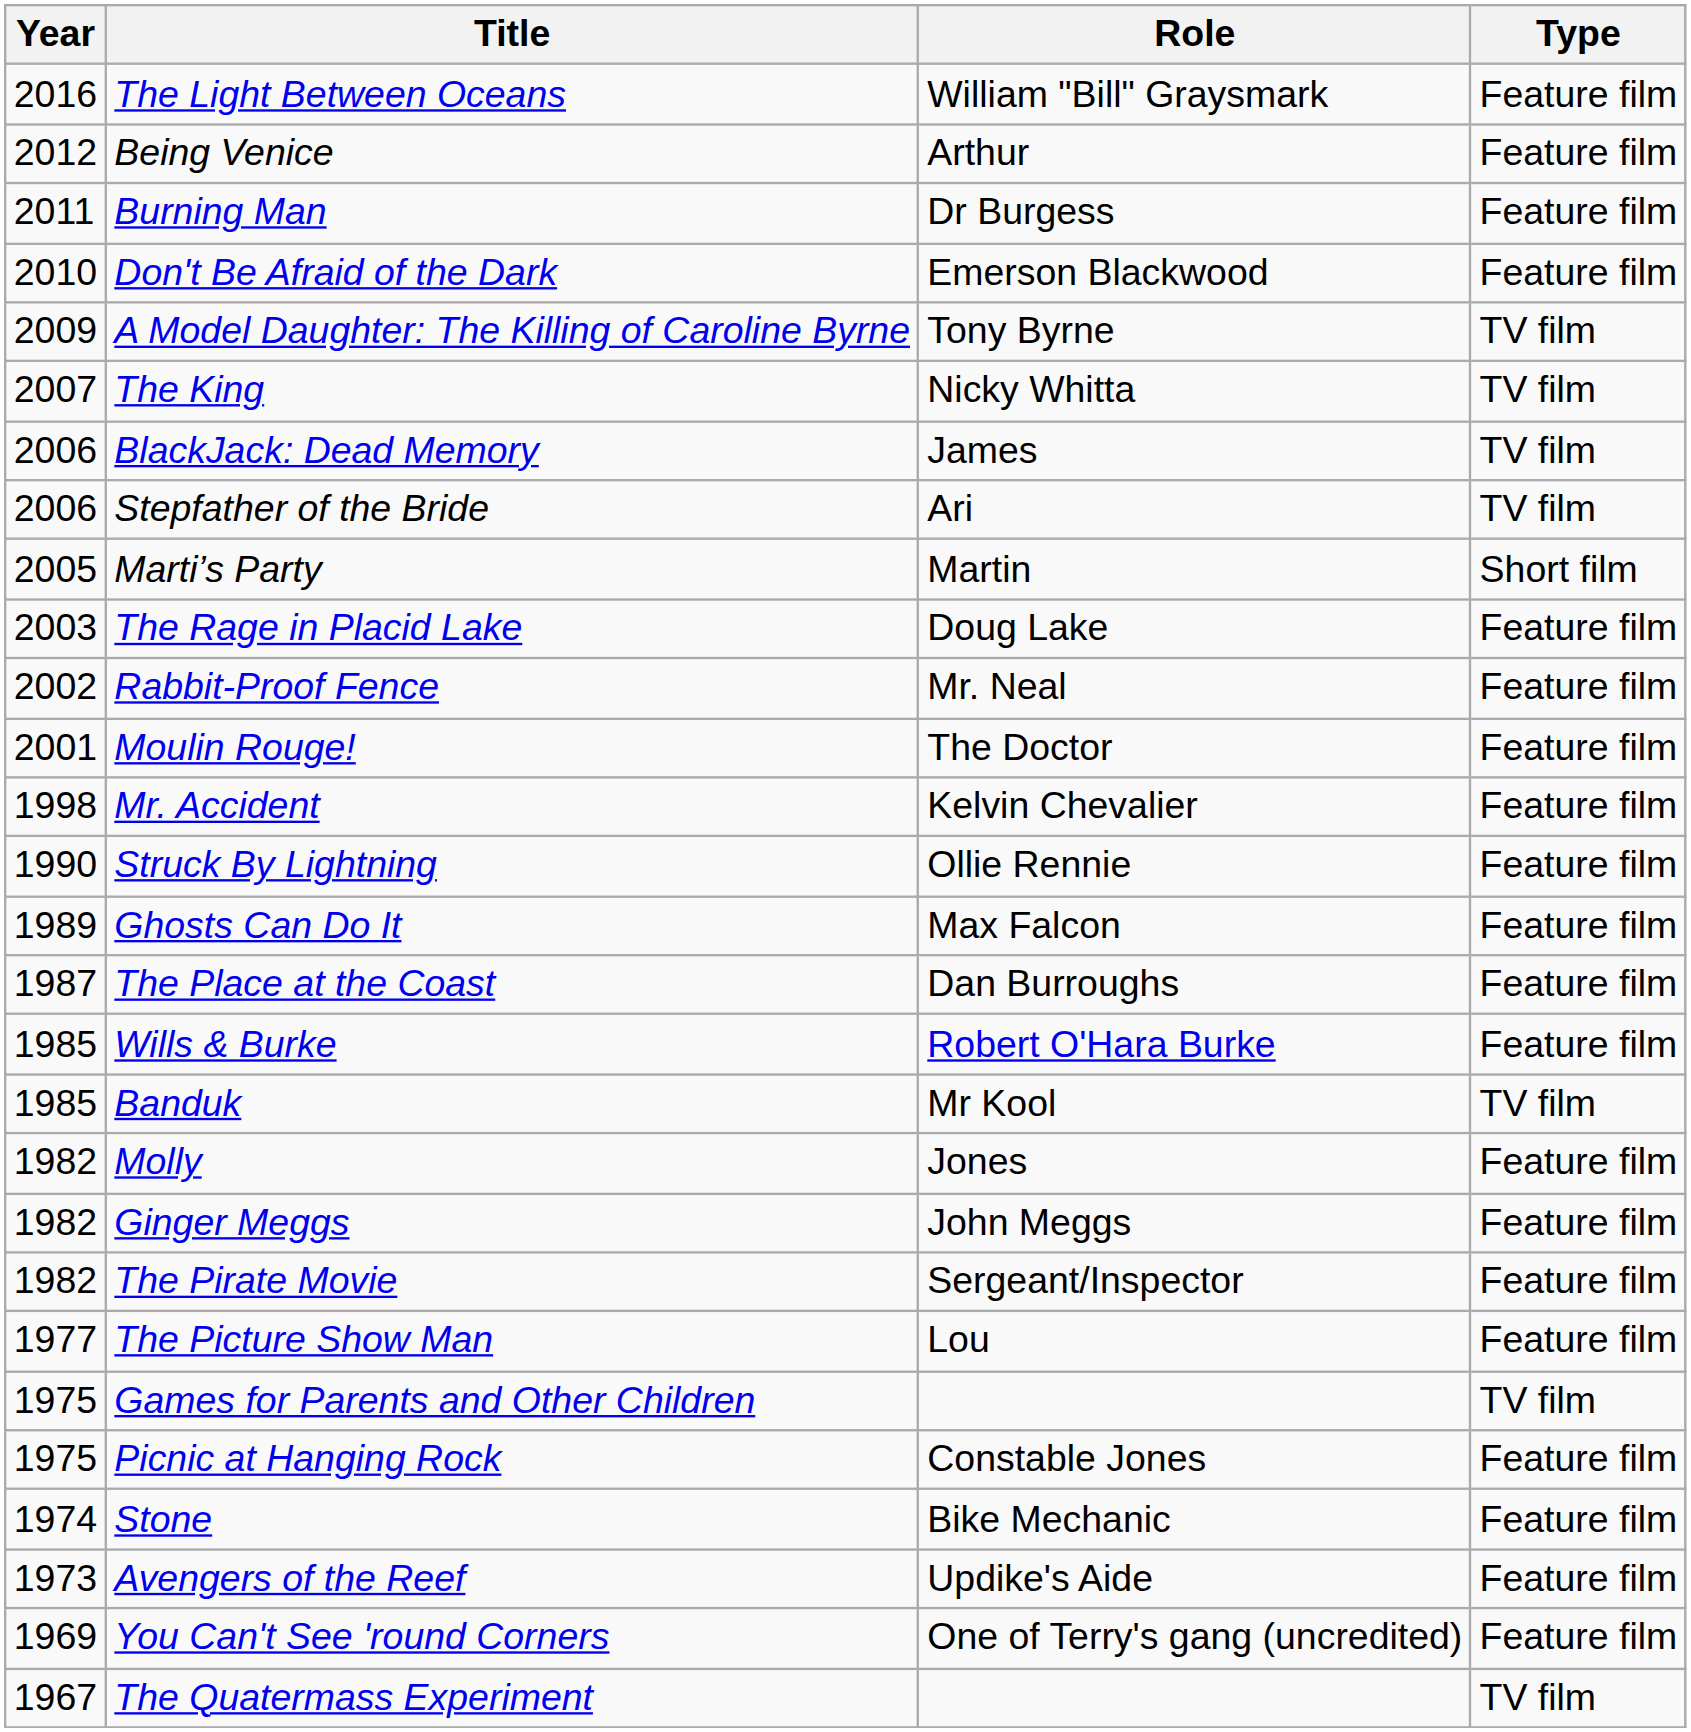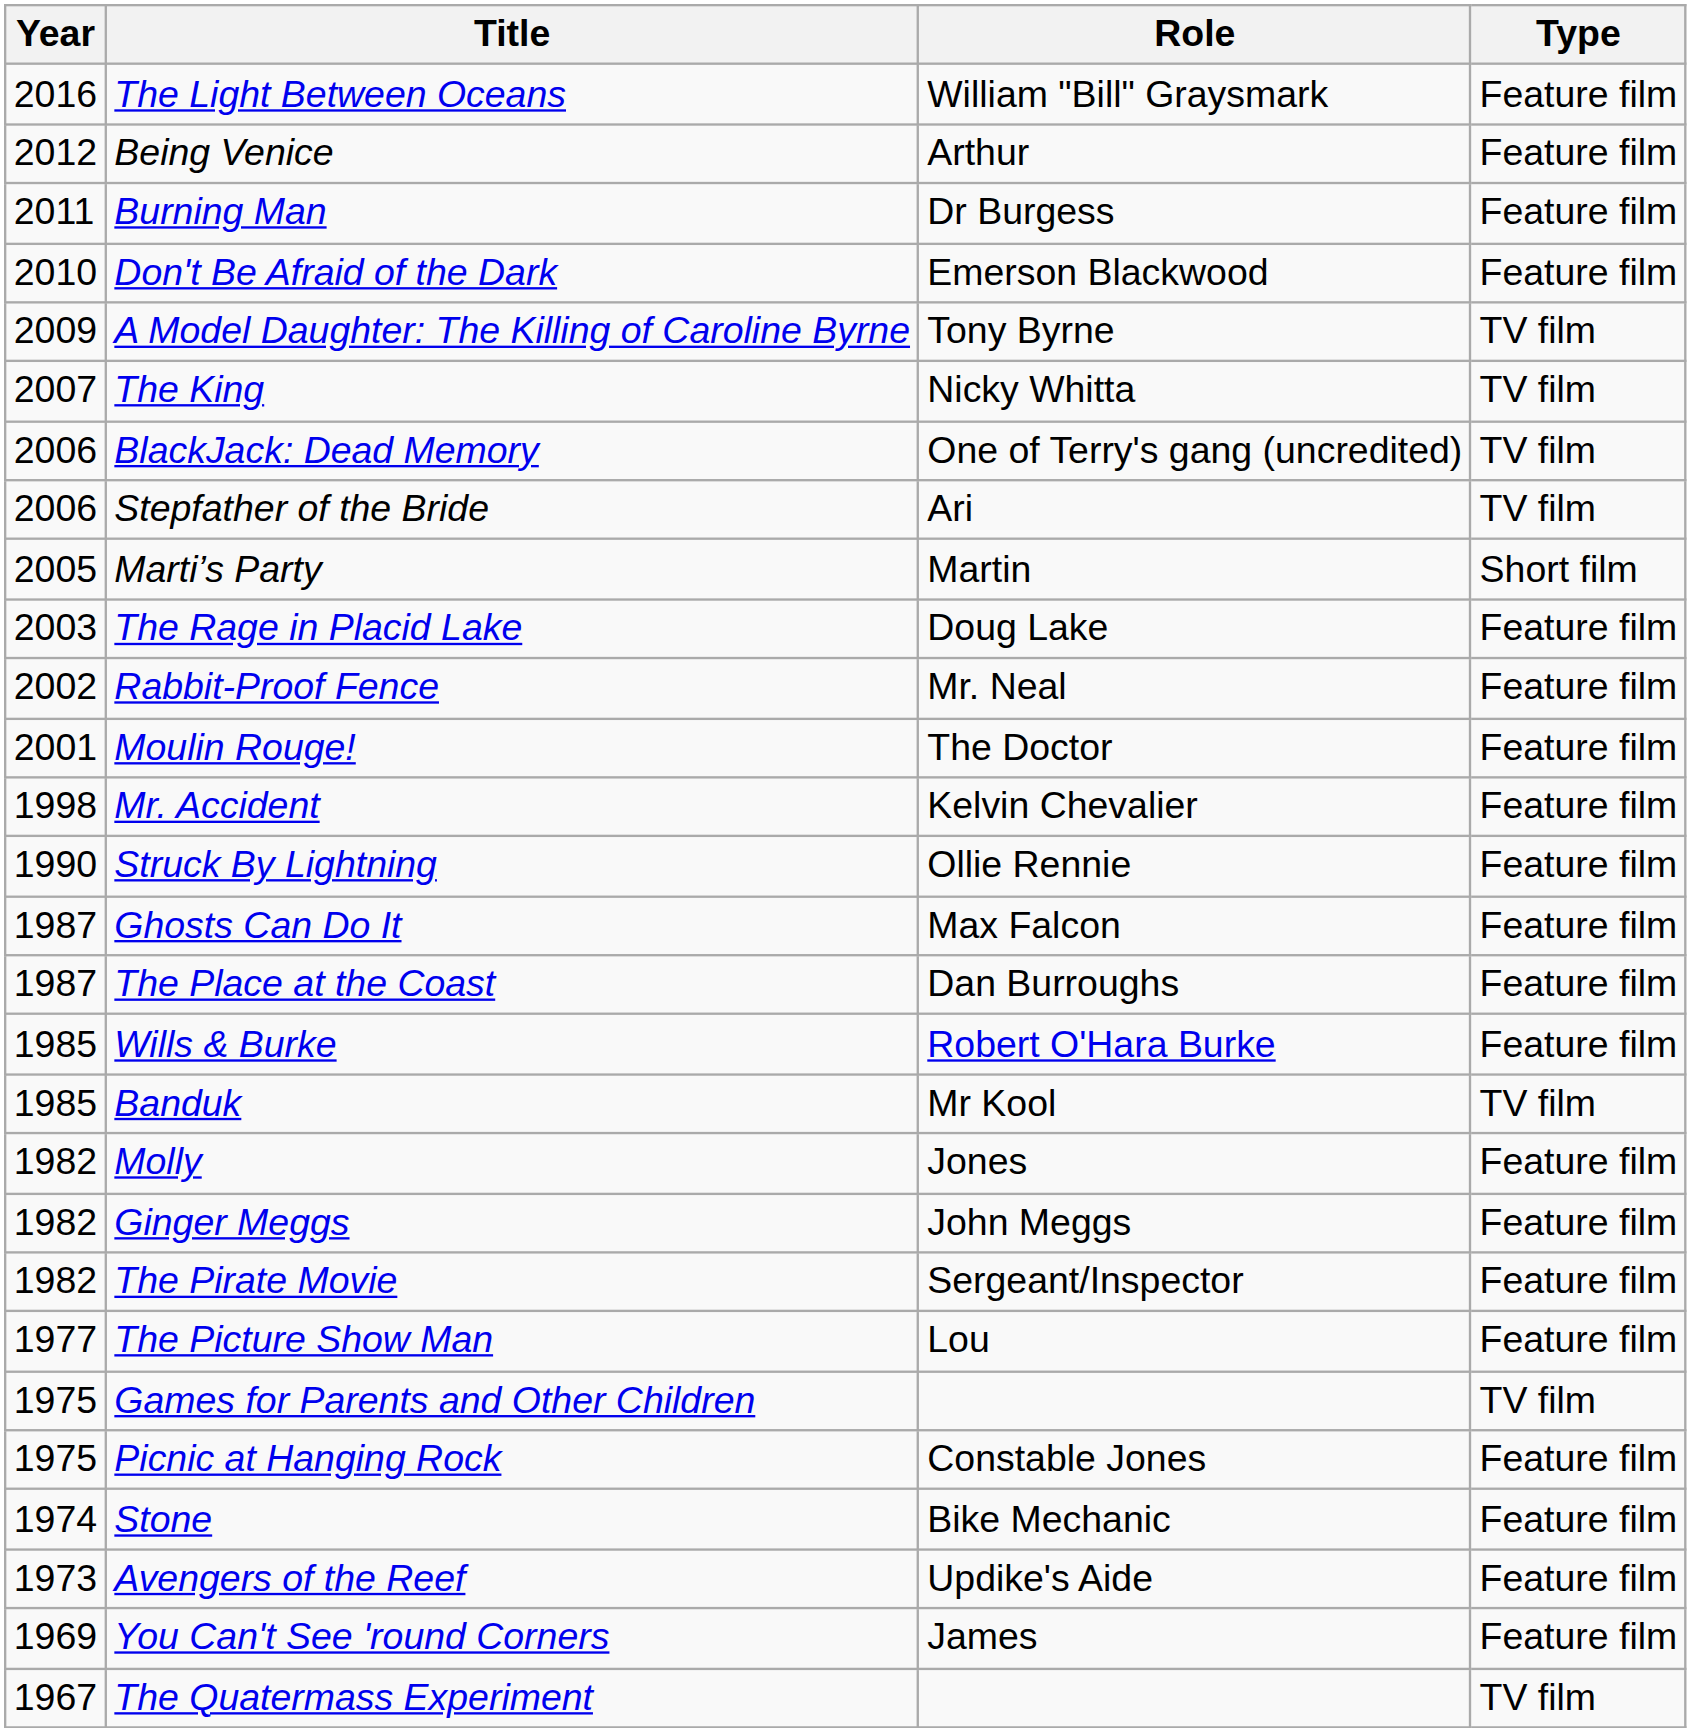(982, 449) James -> (1195, 449) One of Terry's gang (uncredited)
(55, 924) 1989 -> (55, 924) 1987
(1195, 1637) One of Terry's gang (uncredited) -> (982, 1637) James
